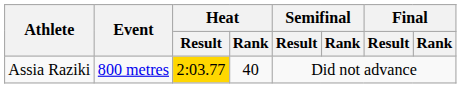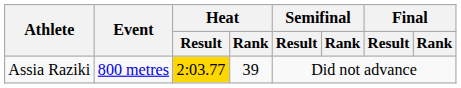(251, 69) 40 -> (251, 69) 39
